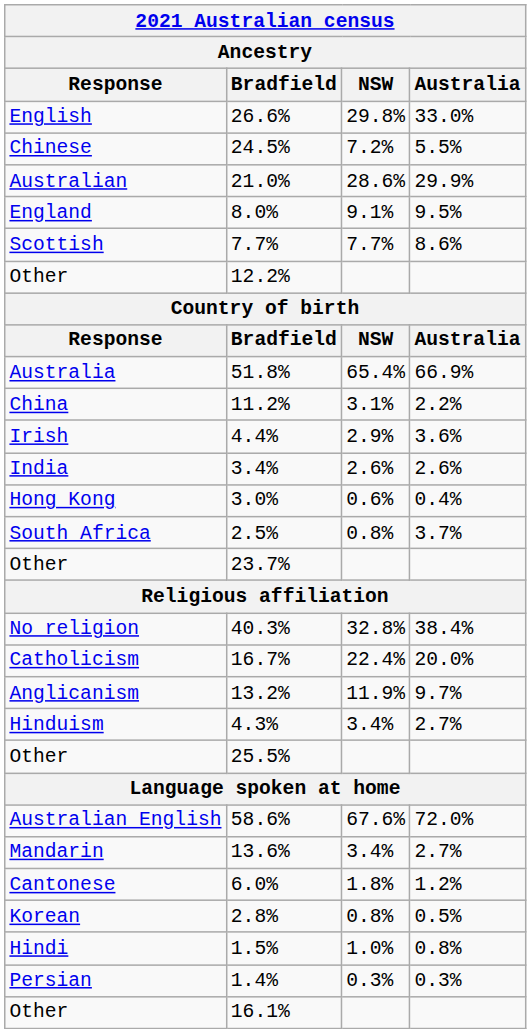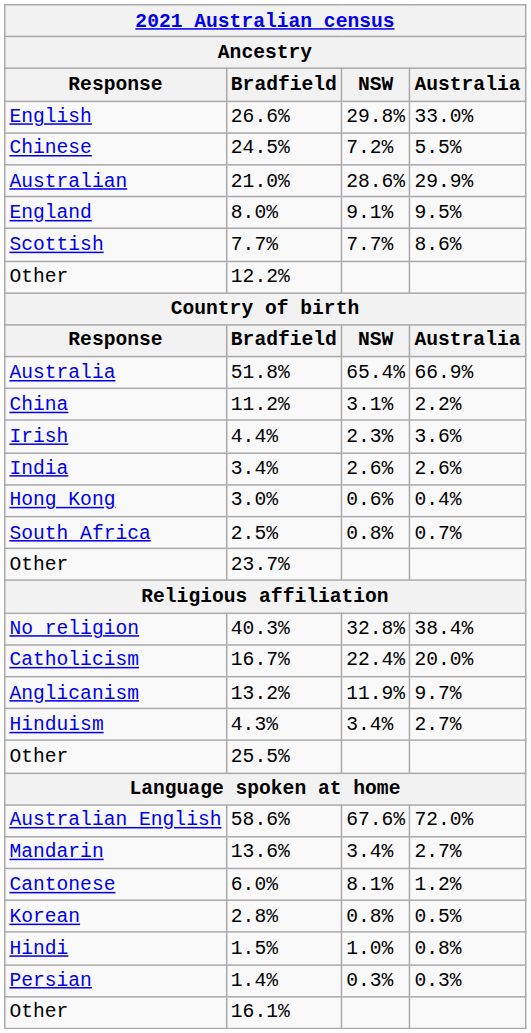(370, 437) 2.9% -> (370, 437) 2.3%
(438, 533) 3.7% -> (438, 533) 0.7%
(370, 885) 1.8% -> (370, 885) 8.1%
